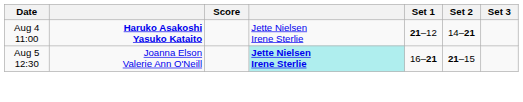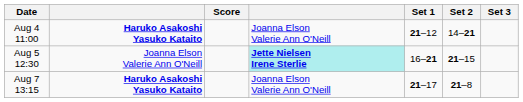(279, 33) Jette Nielsen Irene Sterlie -> (291, 33) Joanna Elson Valerie Ann O'Neill
+ row: (27, 85)
